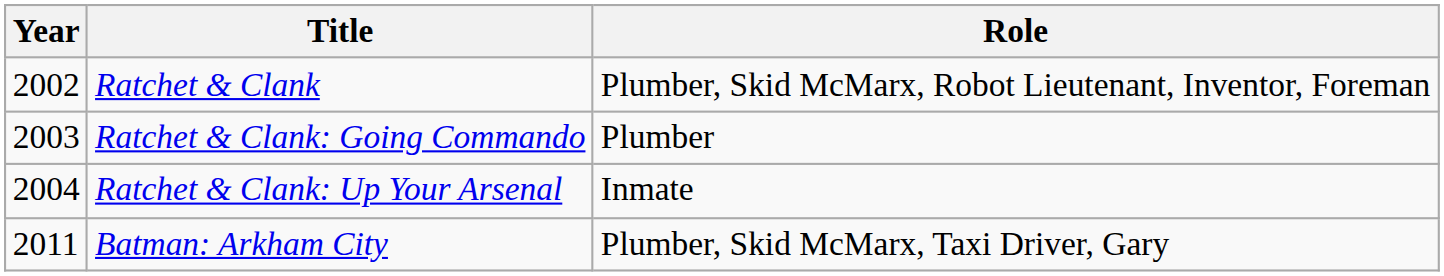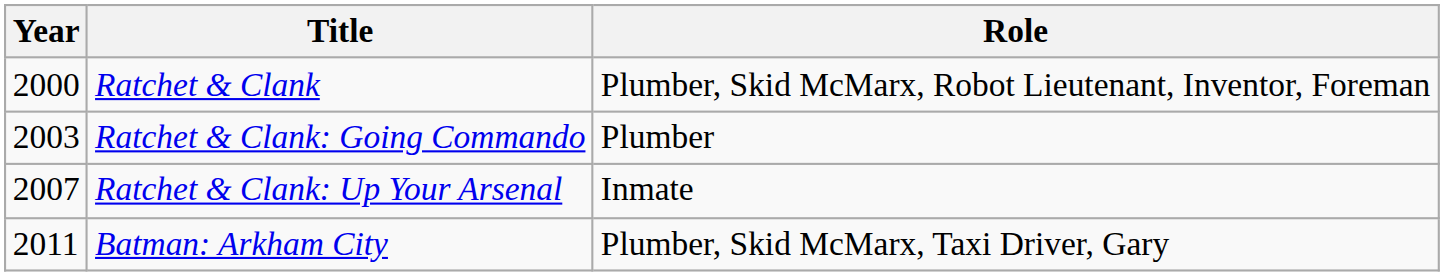(46, 84) 2002 -> (46, 84) 2000
(46, 190) 2004 -> (46, 190) 2007
